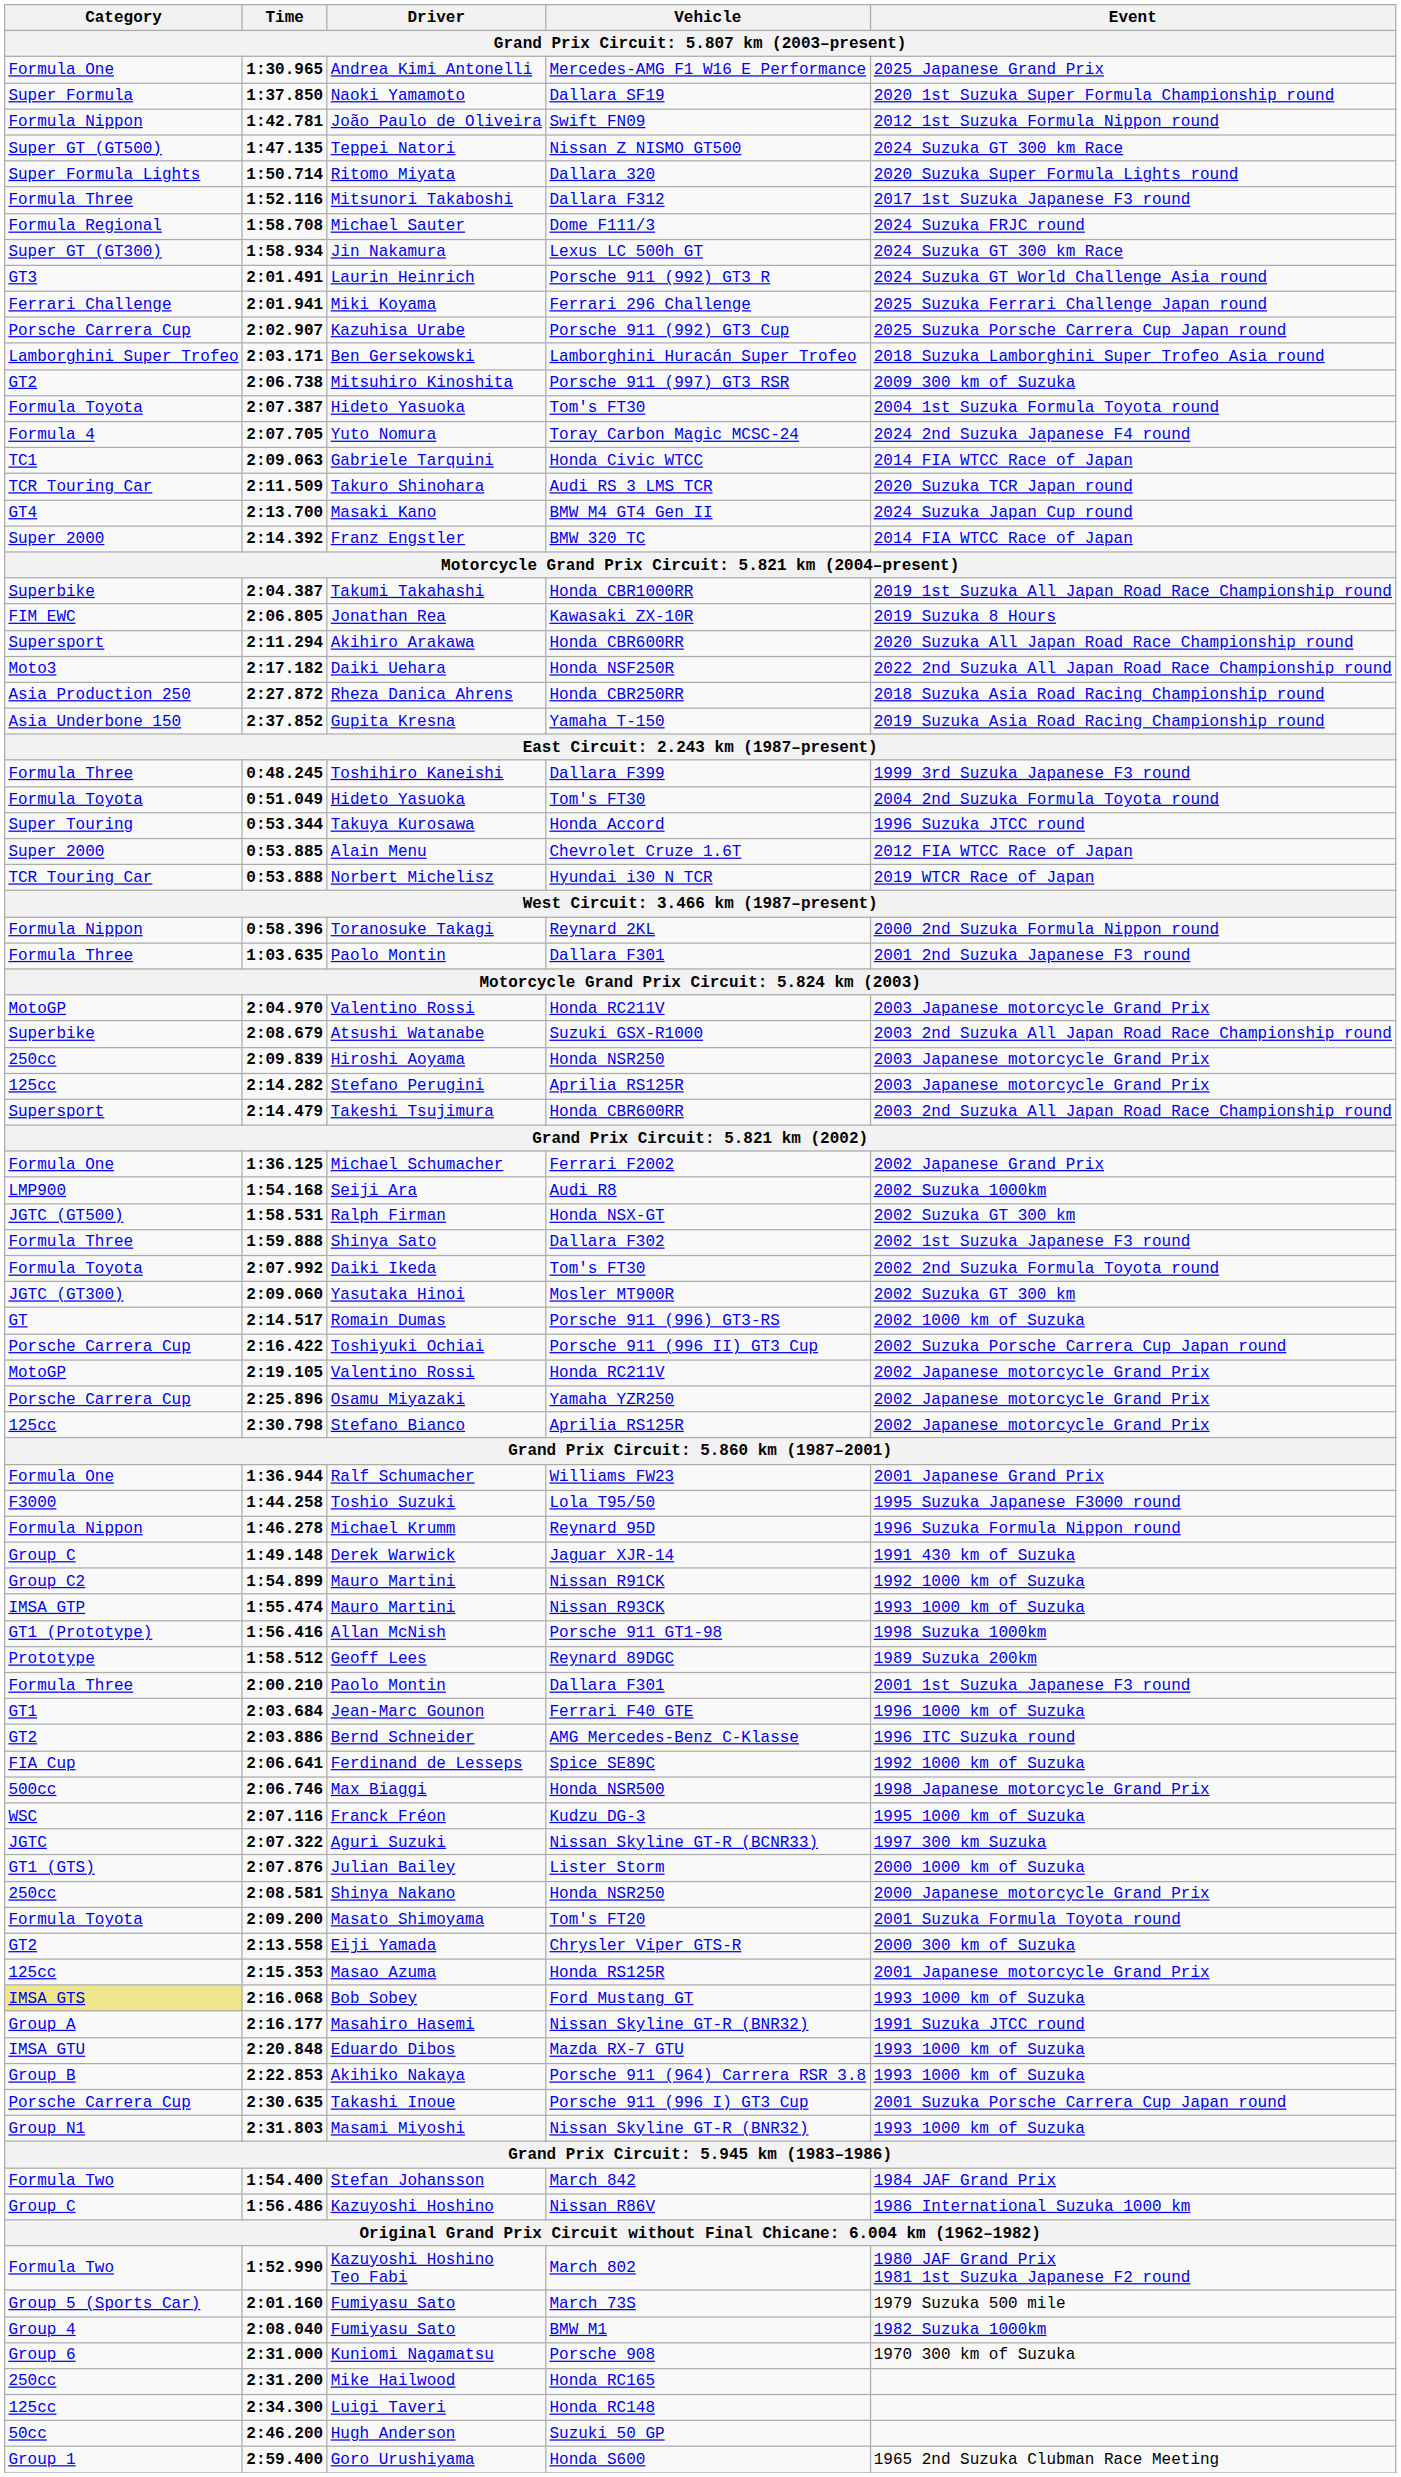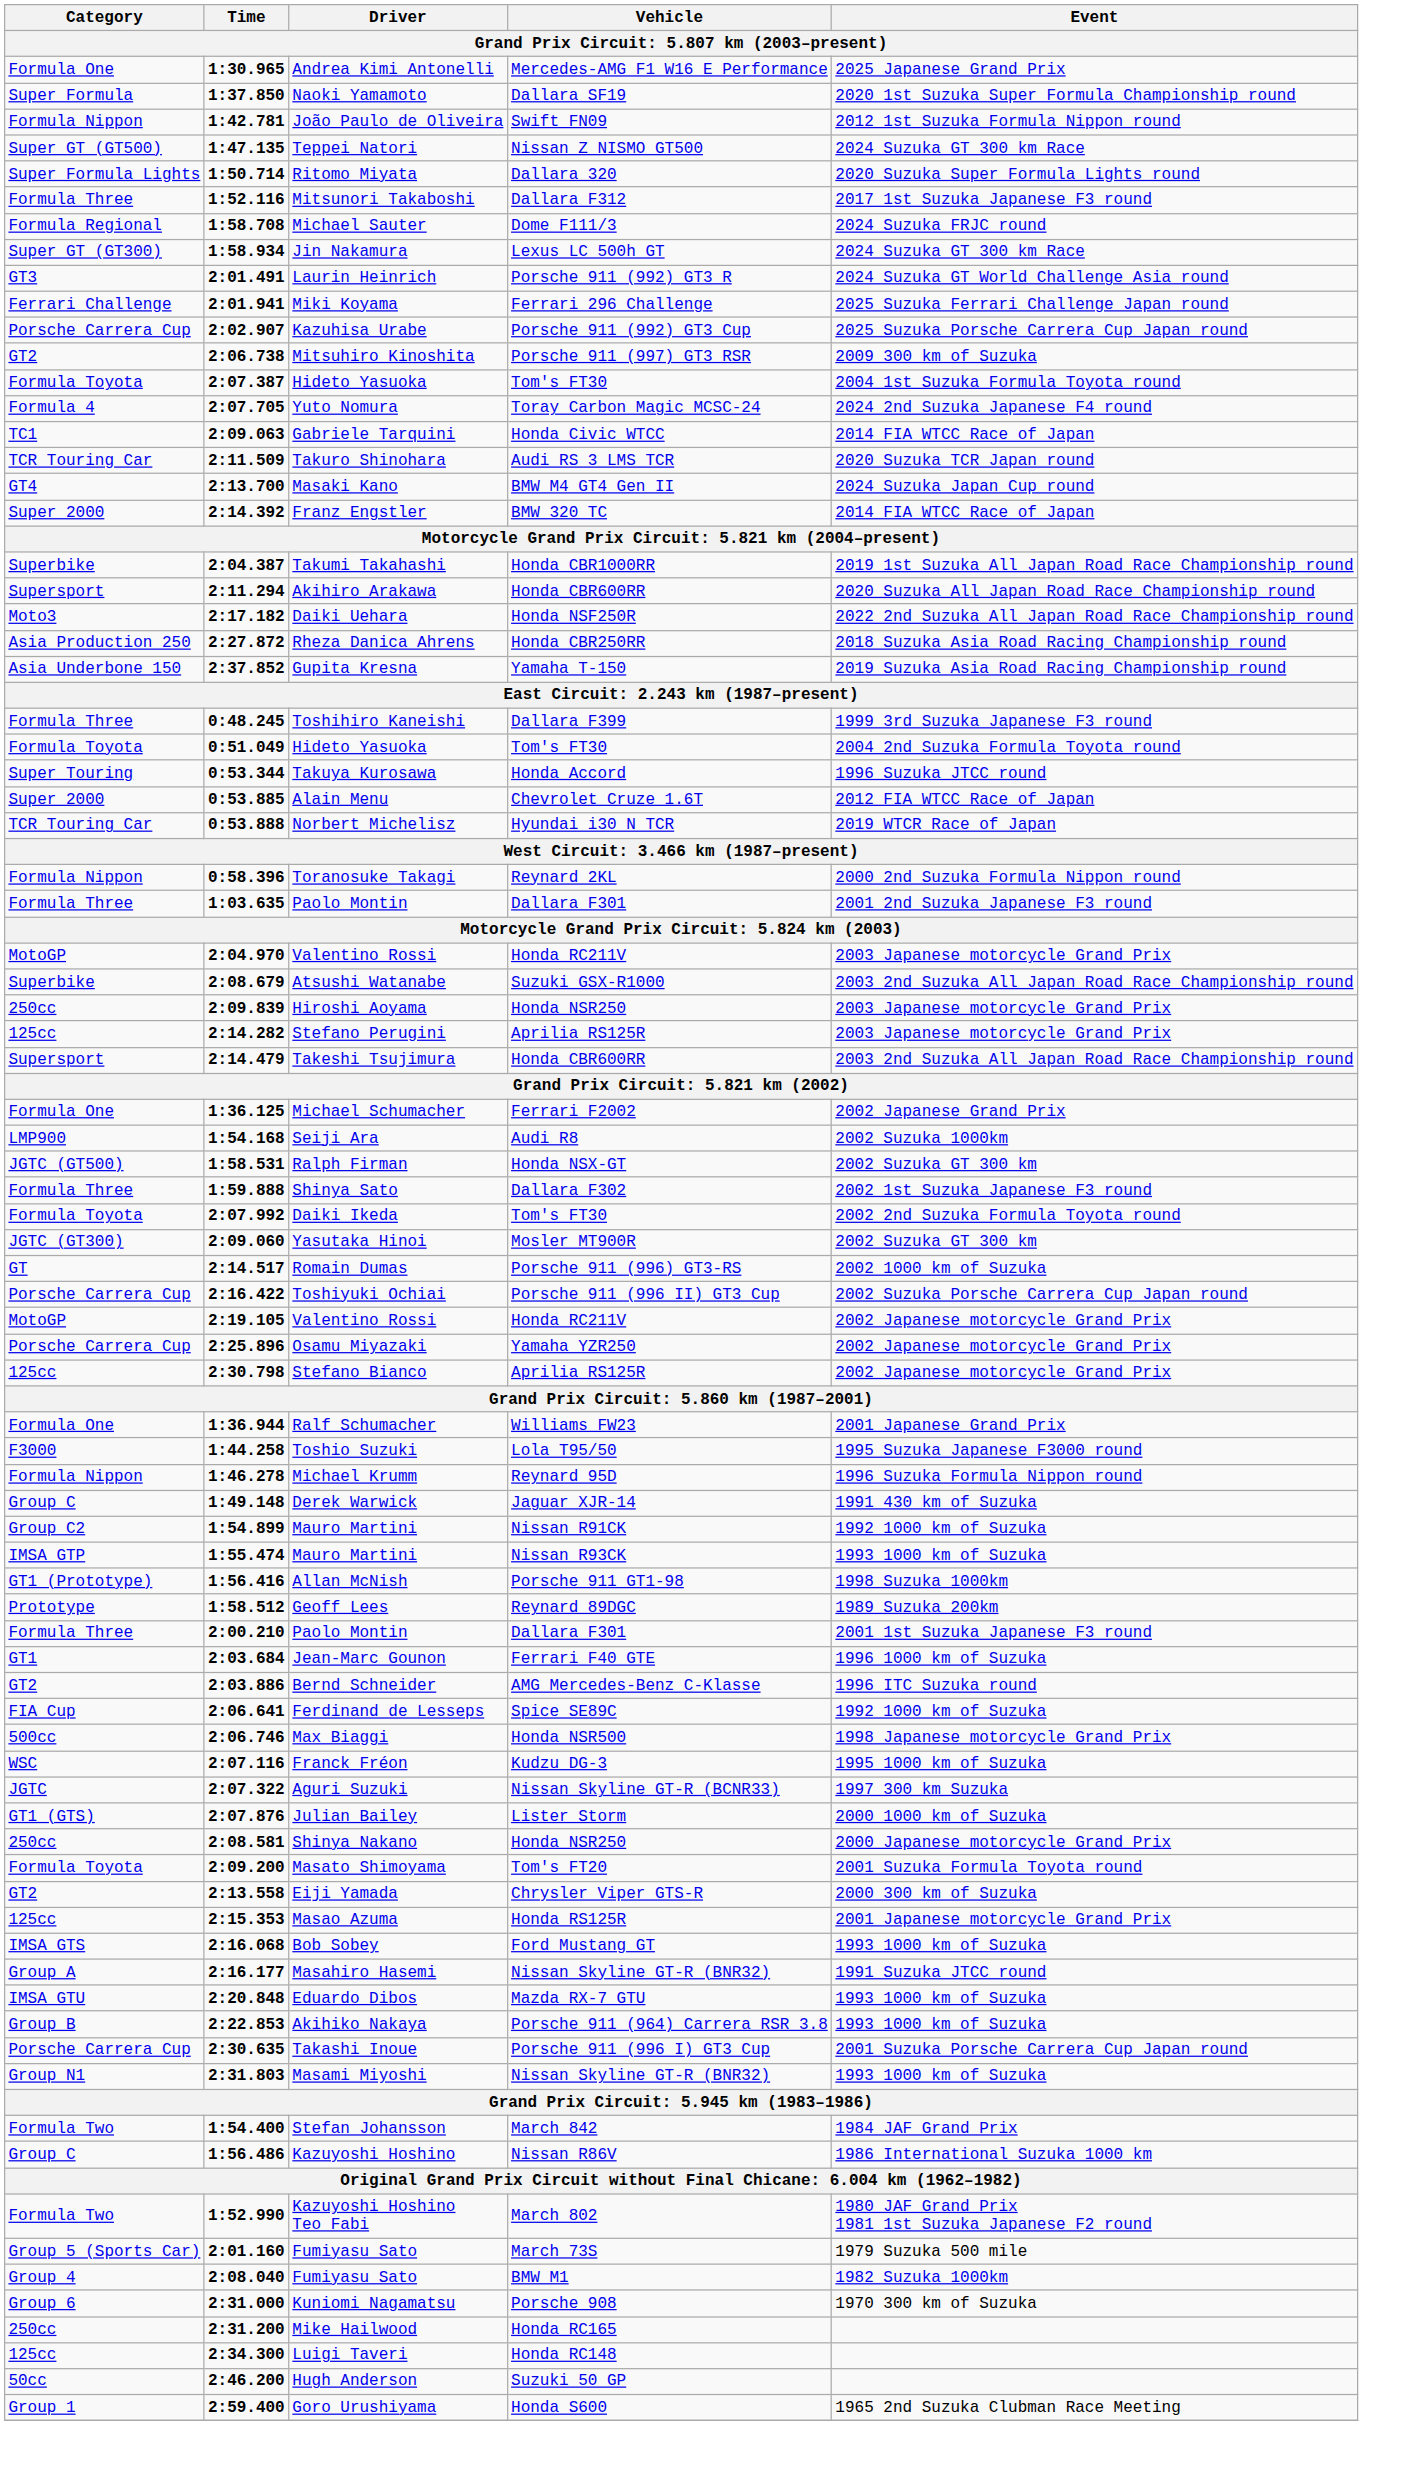- row: (285, 356)
- row: (285, 617)
(47, 1998) khaki background -> (47, 1946) no background
